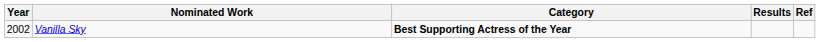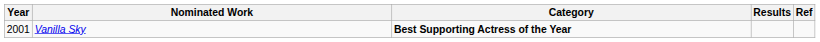(18, 29) 2002 -> (18, 29) 2001
